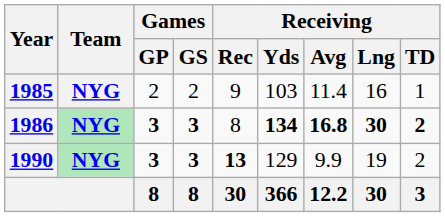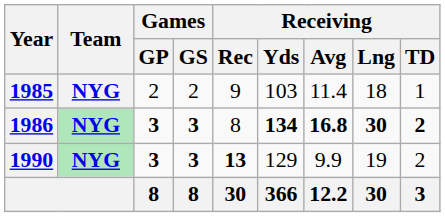(376, 90) 16 -> (376, 90) 18
